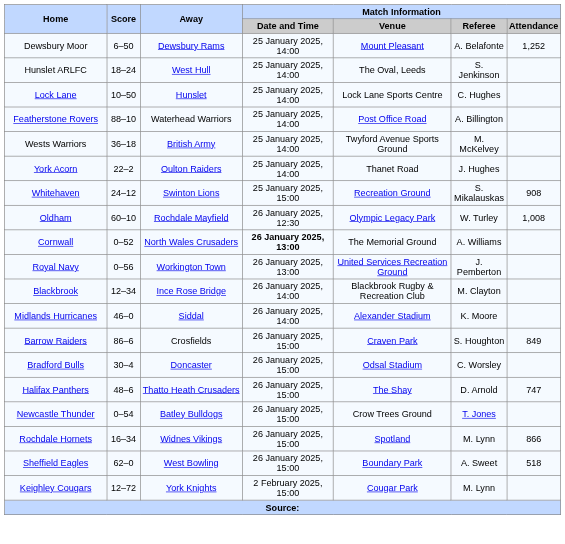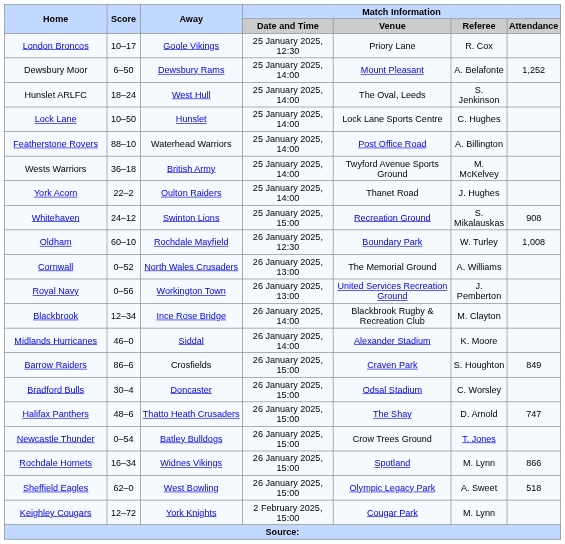+ row: (56, 46)
(392, 218) Olympic Legacy Park -> (392, 242) Boundary Park
(288, 242) bold -> (288, 267) normal
(392, 463) Boundary Park -> (392, 488) Olympic Legacy Park
